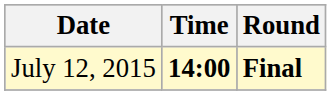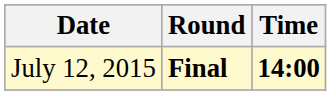columns swapped: (199, 25) <-> (281, 25)
